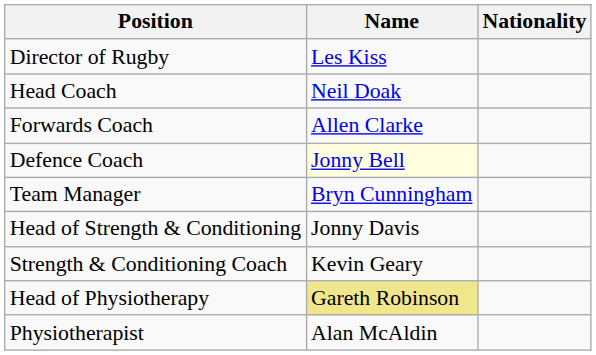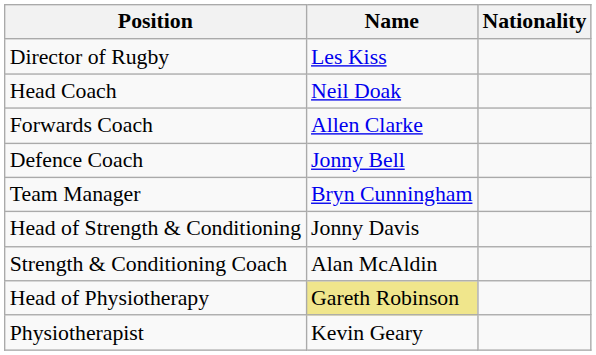(358, 159) lightyellow background -> (358, 159) no background
(367, 263) Kevin Geary -> (374, 263) Alan McAldin
(374, 332) Alan McAldin -> (367, 332) Kevin Geary
